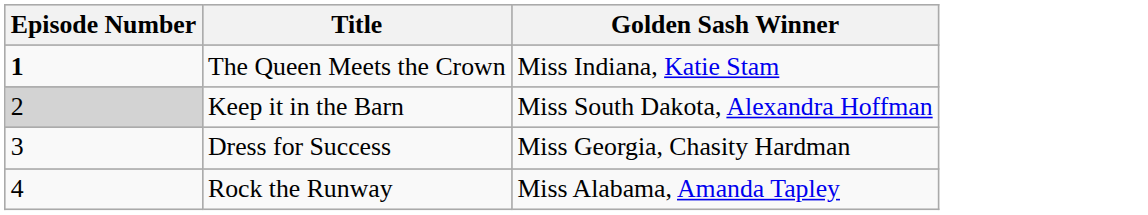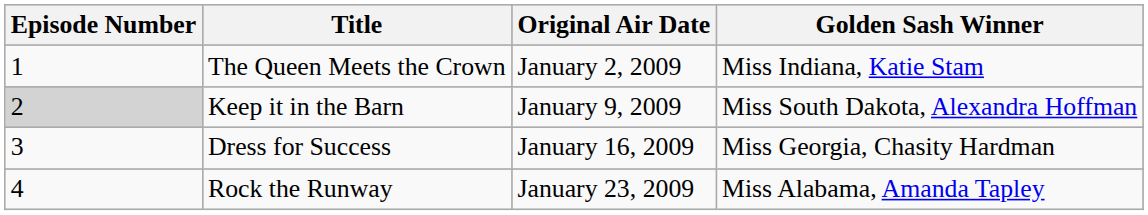+ column: (614, 24)
(17, 65) bold -> (17, 65) normal
